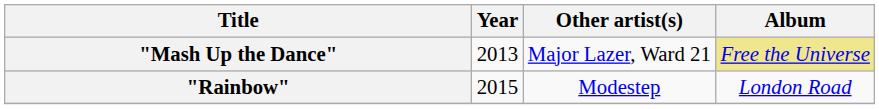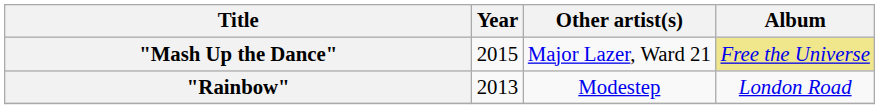(497, 53) 2013 -> (497, 53) 2015
(497, 86) 2015 -> (497, 86) 2013
